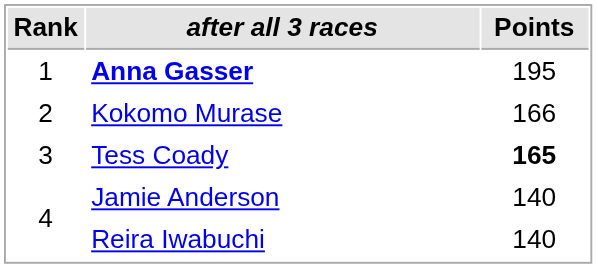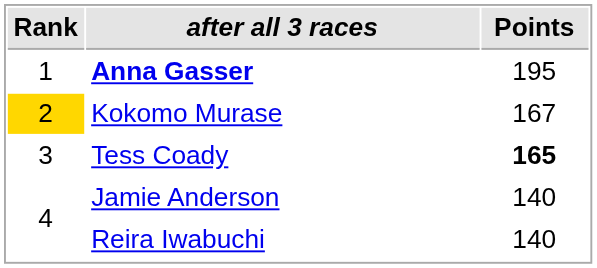(46, 114) no background -> (46, 114) gold background
(534, 114) 166 -> (534, 114) 167
